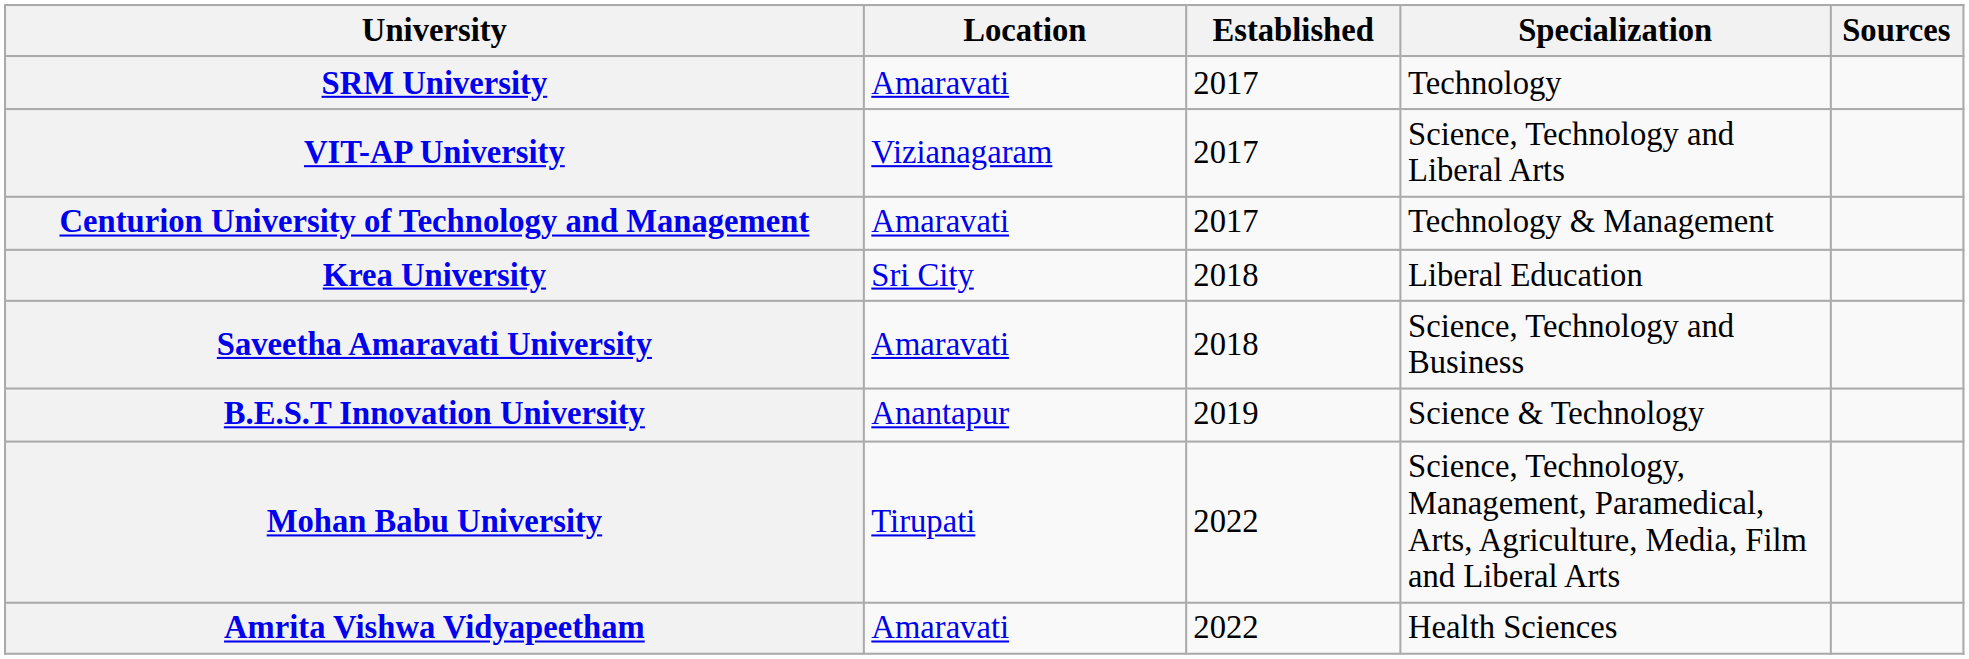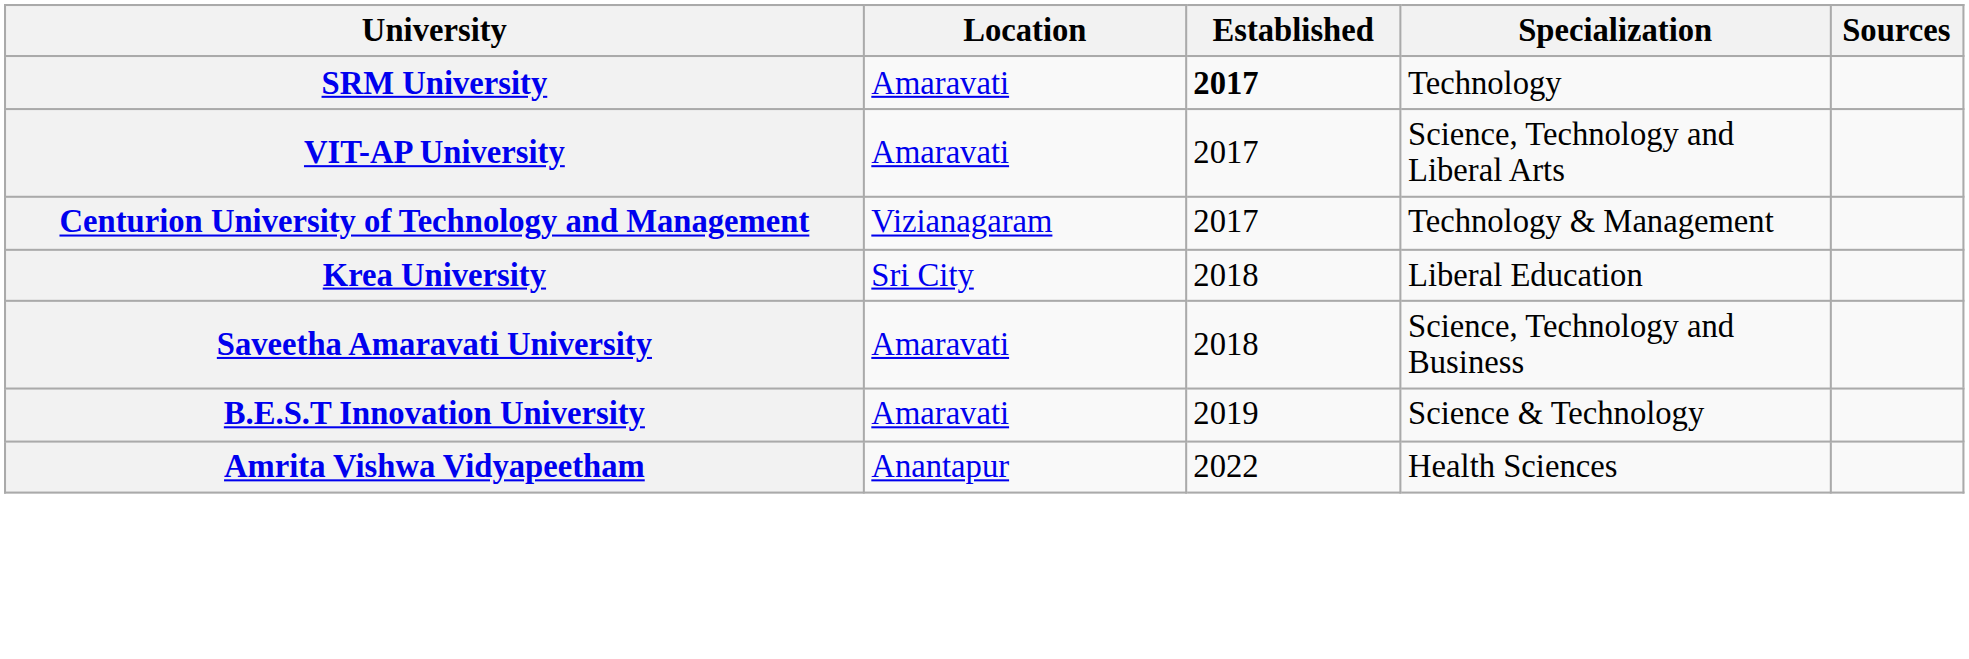(1226, 82) normal -> (1226, 82) bold
(962, 152) Vizianagaram -> (940, 152) Amaravati
(940, 222) Amaravati -> (962, 222) Vizianagaram
(940, 414) Anantapur -> (940, 414) Amaravati
- row: (434, 521)
(940, 628) Amaravati -> (940, 466) Anantapur
